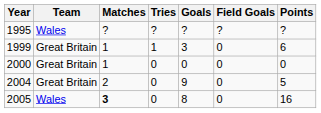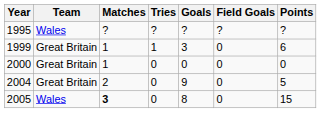(286, 99) 16 -> (286, 99) 15
